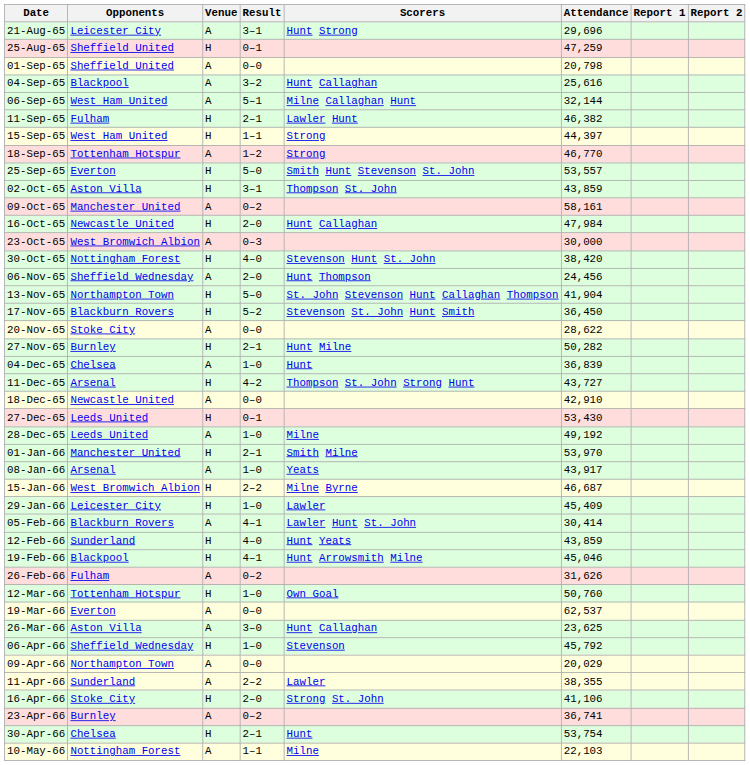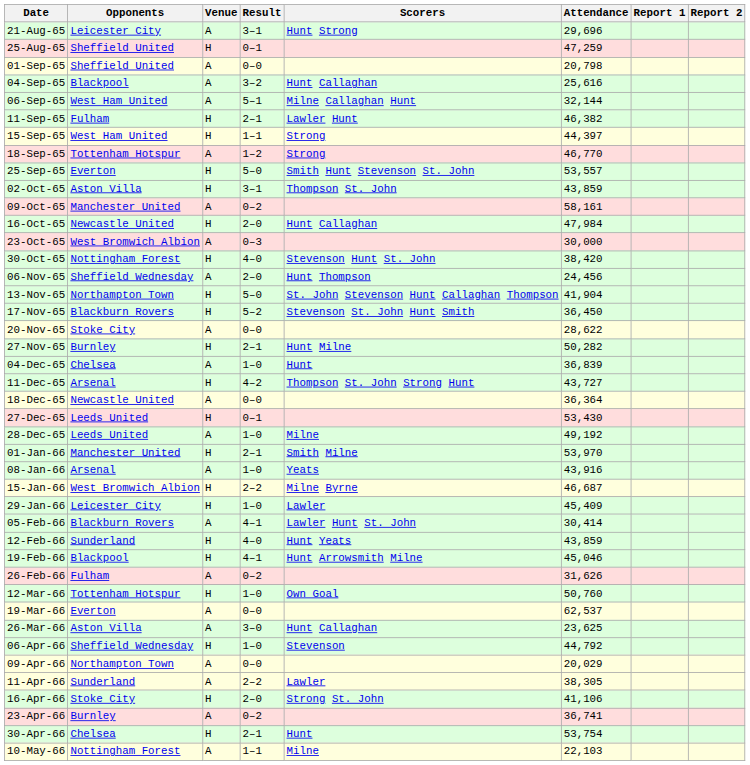(583, 400) 42,910 -> (583, 400) 36,364
(583, 470) 43,917 -> (583, 470) 43,916
(583, 646) 45,792 -> (583, 646) 44,792
(583, 681) 38,355 -> (583, 681) 38,305
